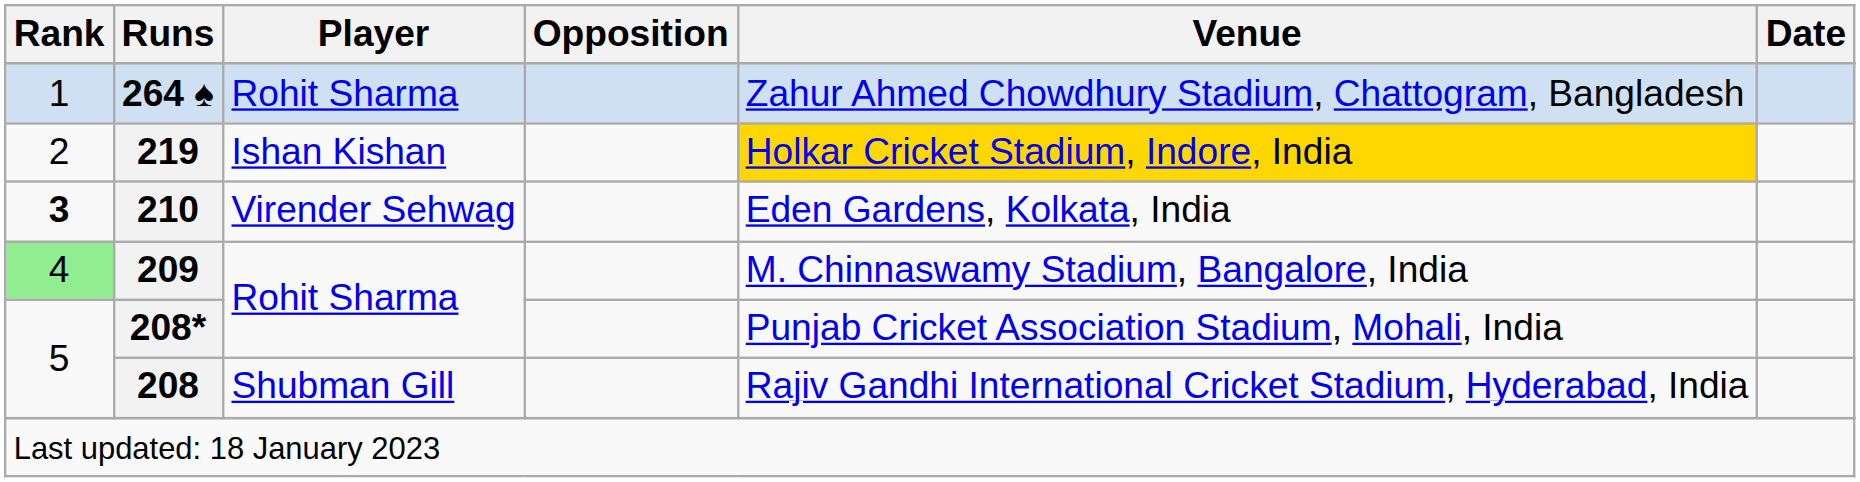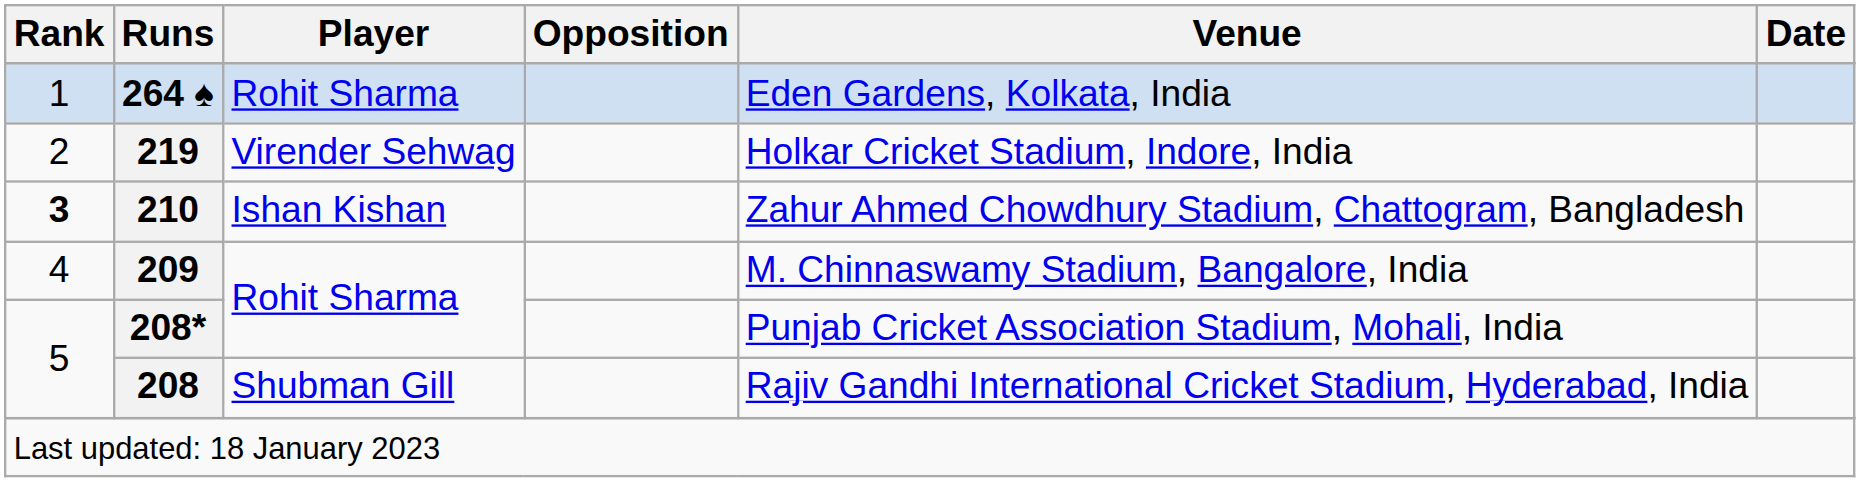(1245, 92) Zahur Ahmed Chowdhury Stadium, Chattogram, Bangladesh -> (988, 92) Eden Gardens, Kolkata, India
(339, 151) Ishan Kishan -> (374, 151) Virender Sehwag
(1049, 151) gold background -> (1049, 151) no background
(374, 210) Virender Sehwag -> (339, 210) Ishan Kishan
(988, 210) Eden Gardens, Kolkata, India -> (1245, 210) Zahur Ahmed Chowdhury Stadium, Chattogram, Bangladesh
(59, 269) lightgreen background -> (59, 269) no background
